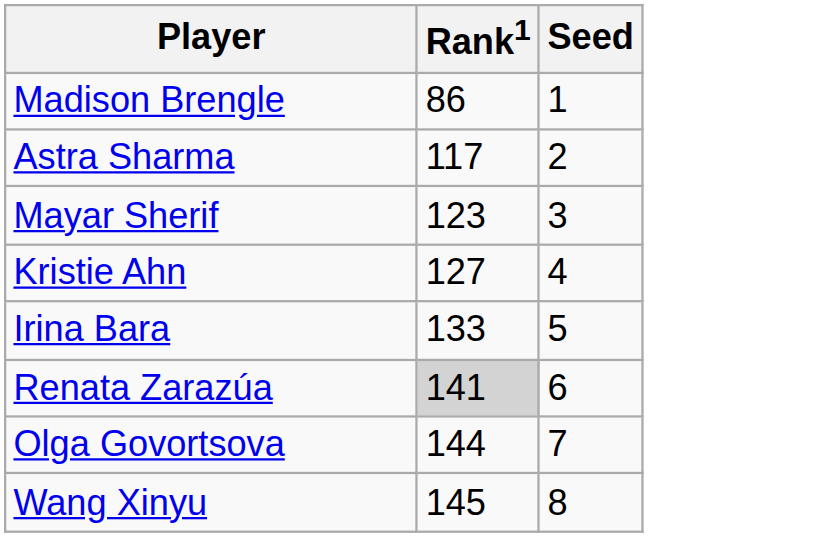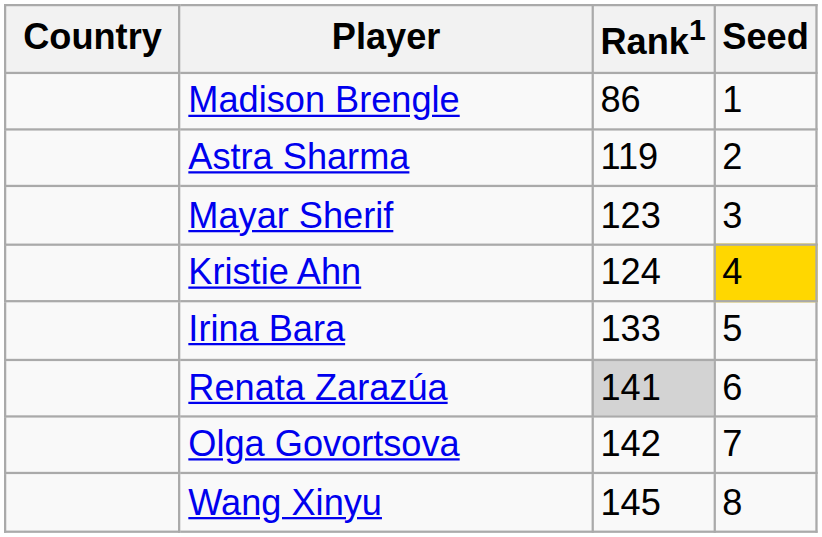+ column: (93, 38)
(454, 157) 117 -> (629, 157) 119
(456, 272) 127 -> (631, 272) 124
(558, 272) no background -> (732, 272) gold background
(456, 444) 144 -> (631, 444) 142
